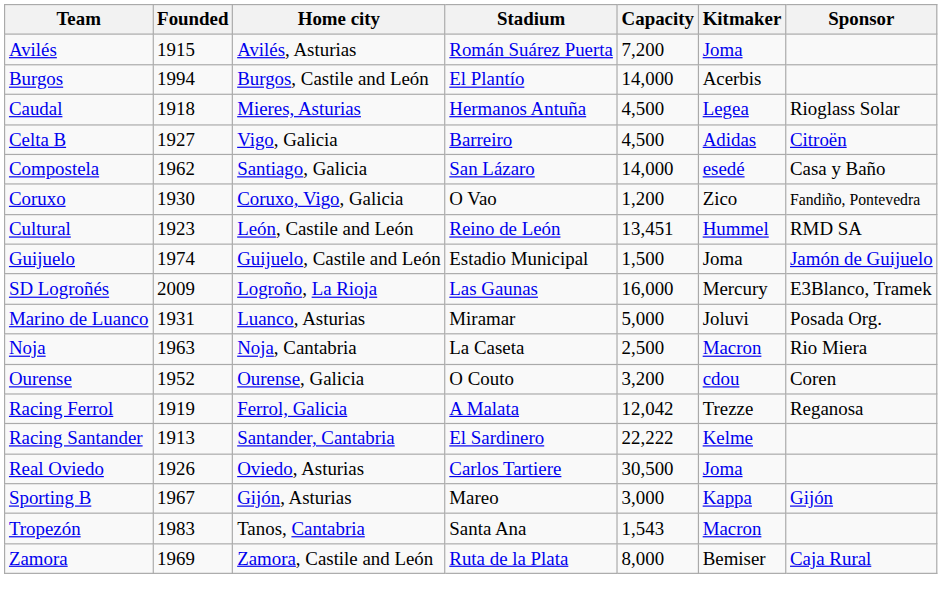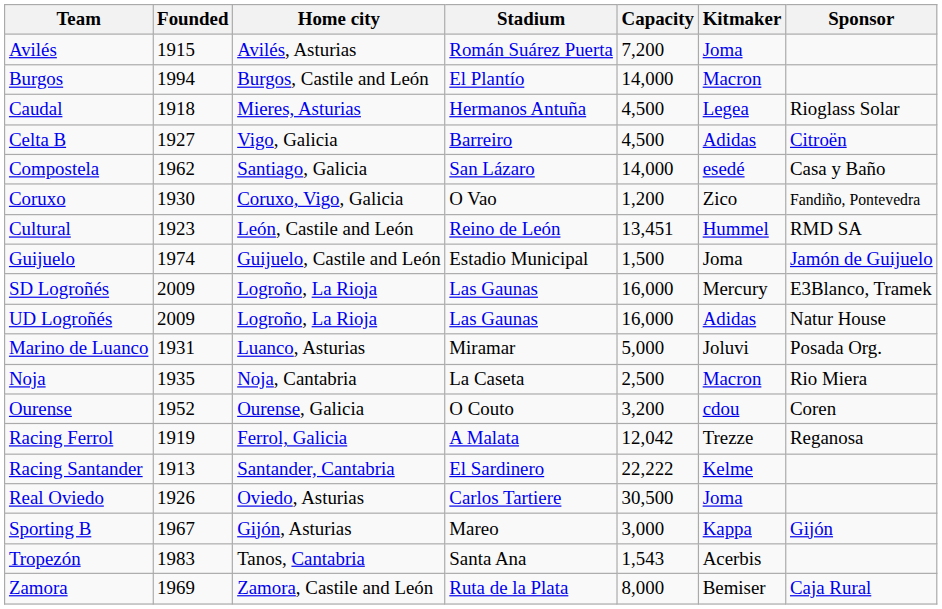(732, 79) Acerbis -> (732, 79) Macron
+ row: (61, 318)
(176, 348) 1963 -> (176, 378) 1935
(732, 528) Macron -> (732, 558) Acerbis
